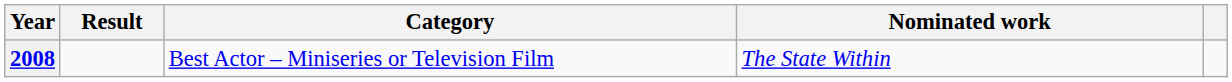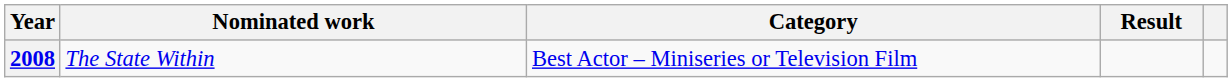columns swapped: (970, 22) <-> (112, 22)
